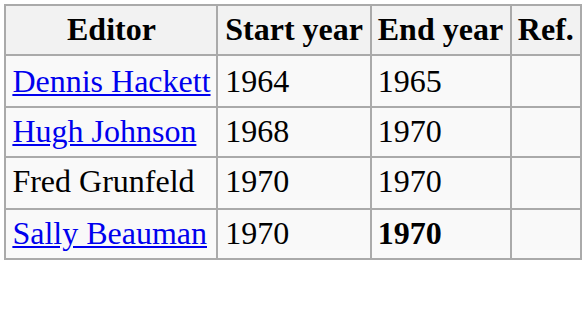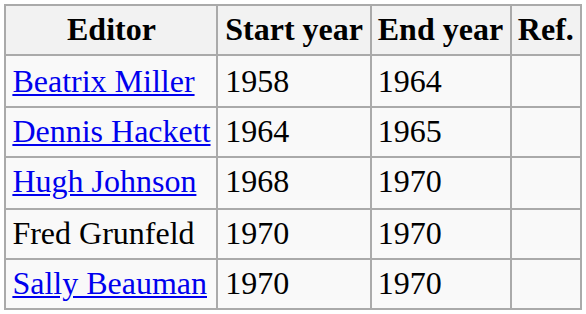+ row: (103, 80)
(410, 232) bold -> (410, 283) normal
